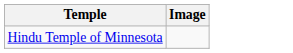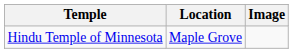+ column: (206, 15)
